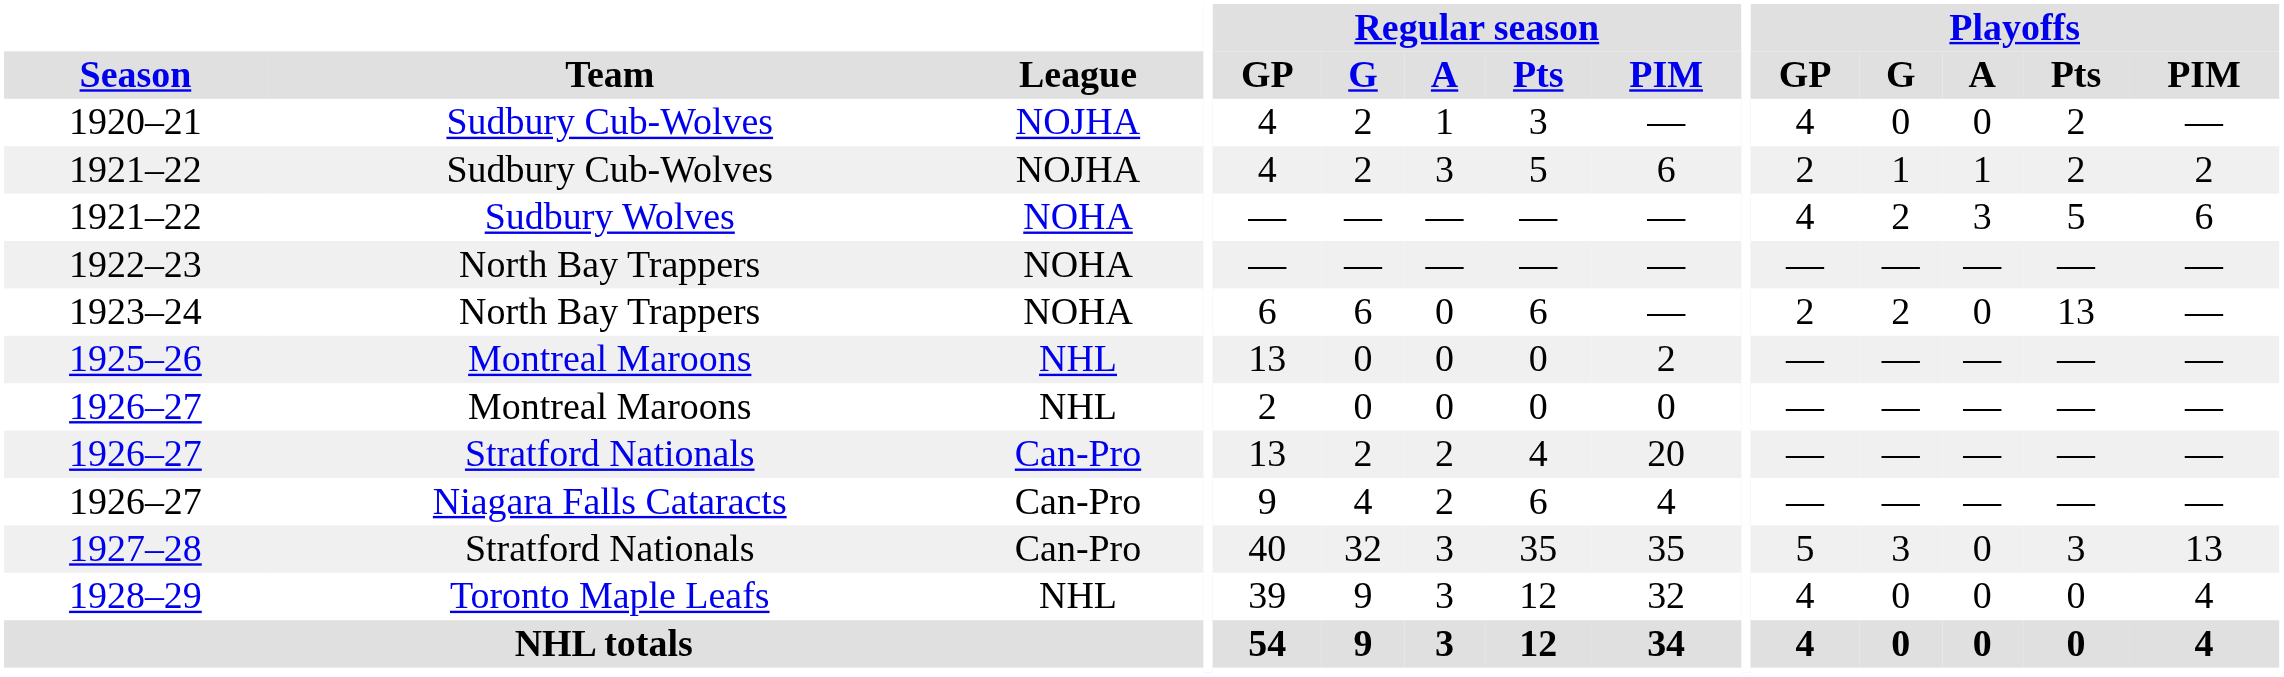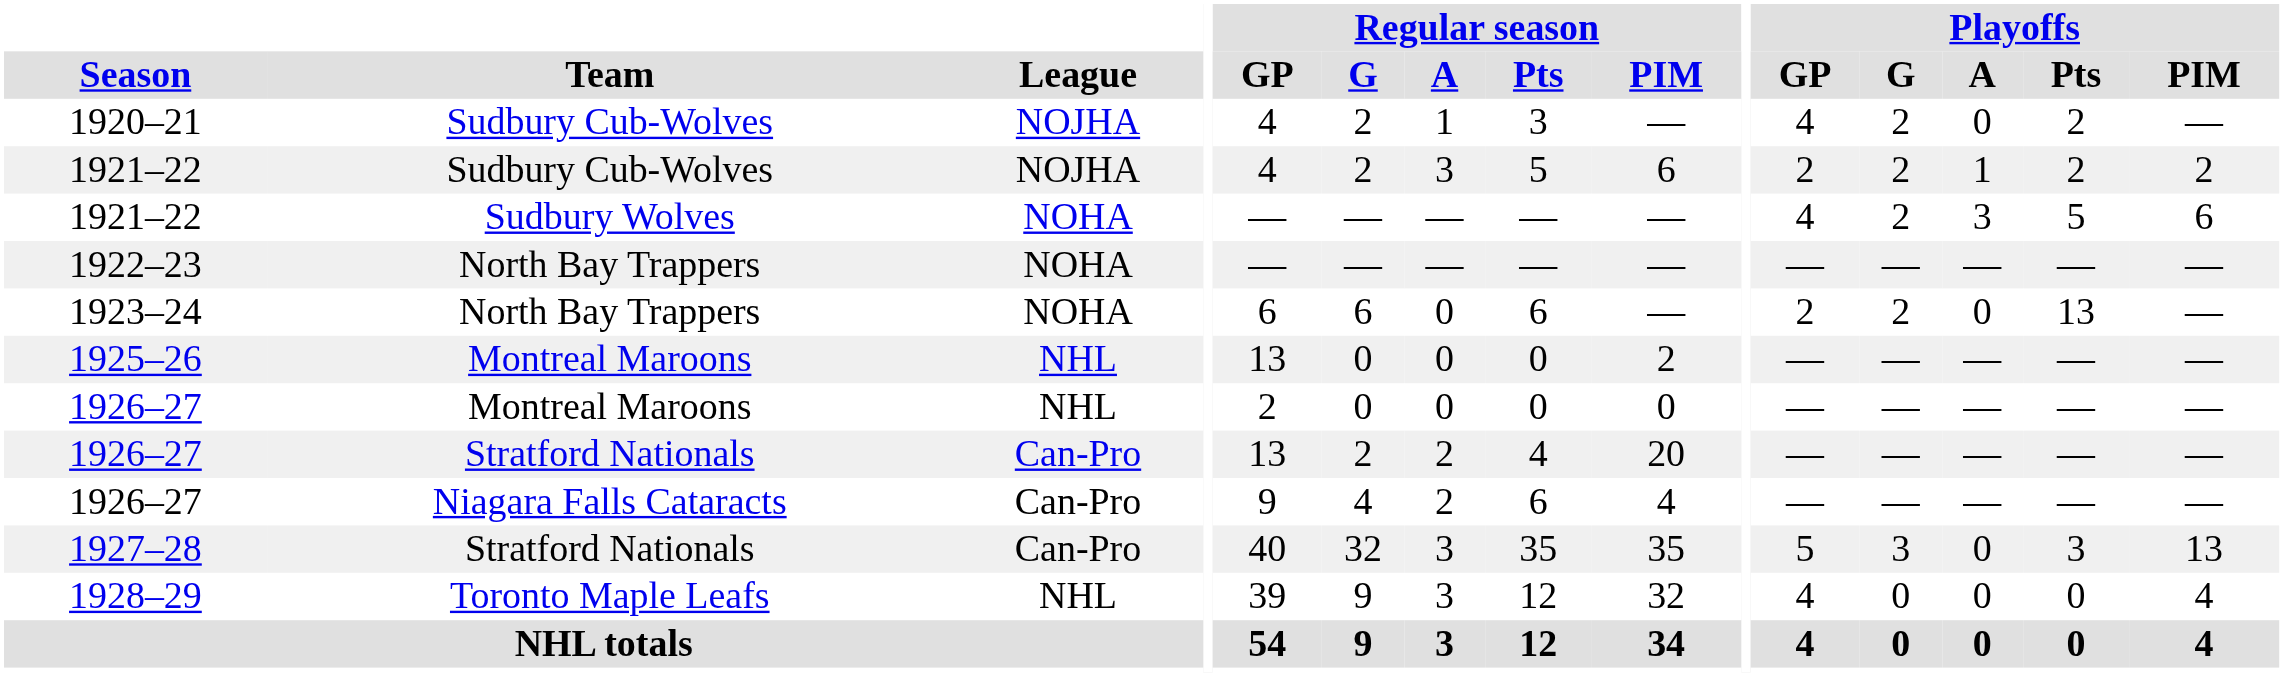(1901, 121) 0 -> (1901, 121) 2
(1901, 169) 1 -> (1901, 169) 2
